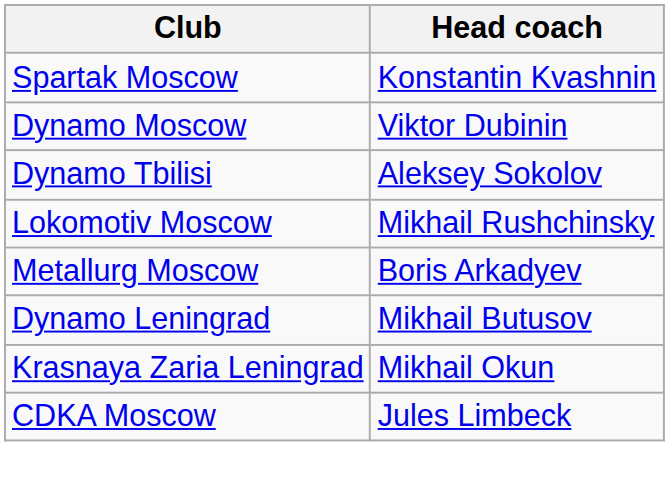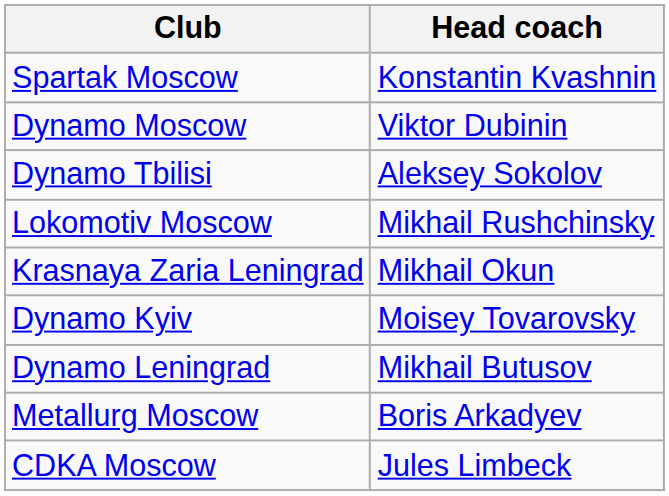rows swapped: (188, 367) <-> (135, 271)
+ row: (102, 319)
